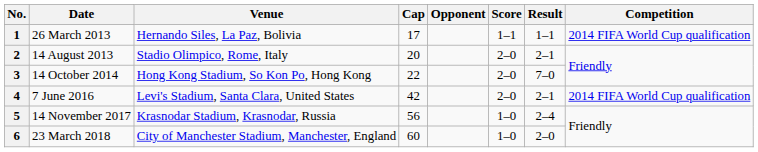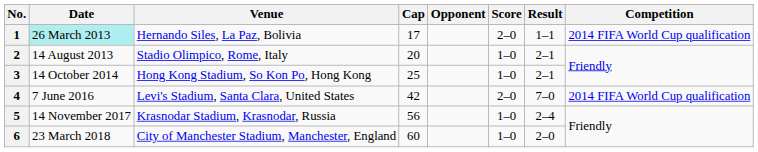(71, 34) no background -> (71, 34) paleturquoise background
(507, 34) 1–1 -> (507, 34) 2–0
(507, 55) 2–0 -> (507, 55) 1–0
(413, 75) 22 -> (413, 75) 25
(507, 75) 2–0 -> (507, 75) 1–0
(545, 75) 7–0 -> (545, 75) 2–1
(545, 95) 2–1 -> (545, 95) 7–0
